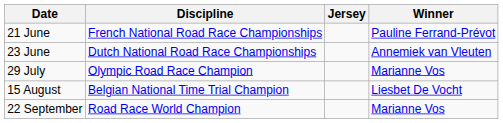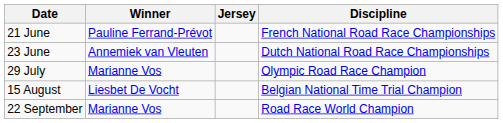columns swapped: (205, 14) <-> (433, 14)
